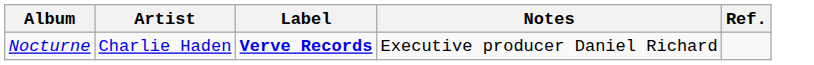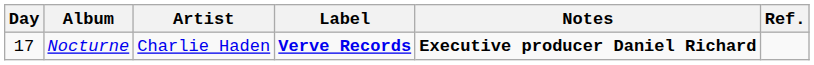+ column: (24, 19)
(549, 46) normal -> (588, 46) bold
